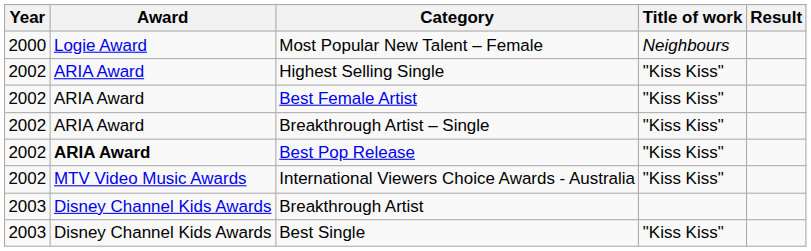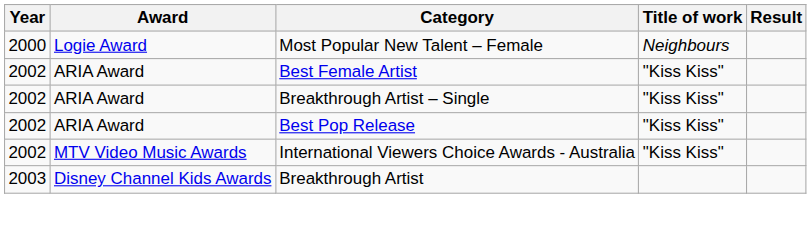- row: (362, 71)
(102, 152) bold -> (99, 125) normal
- row: (322, 233)
